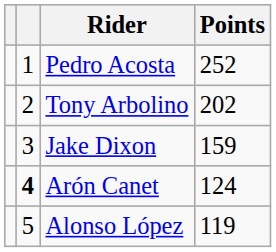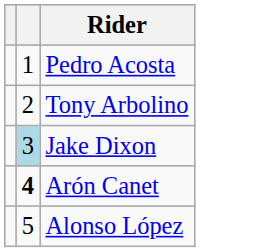- column: (232, 24)
(28, 145) no background -> (28, 145) lightblue background
